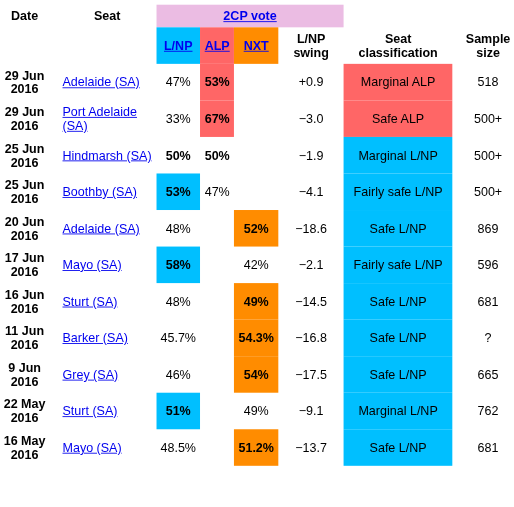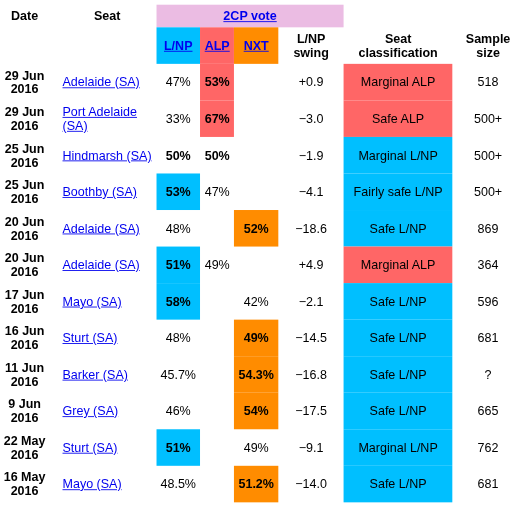+ row: (25, 265)
(398, 265) Fairly safe L/NP -> (398, 301) Safe L/NP
(311, 448) −13.7 -> (311, 484) −14.0
